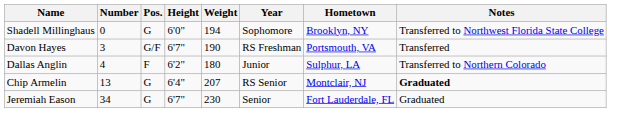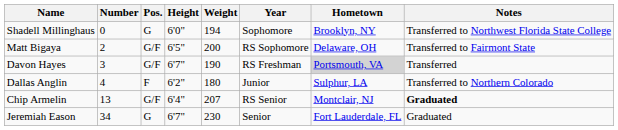+ row: (34, 47)
(341, 47) no background -> (348, 64) lightgrey background
(147, 82) G -> (152, 99) G/F
